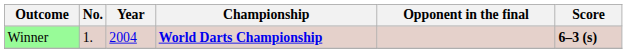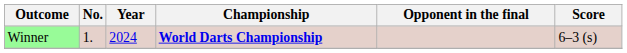(123, 37) 2004 -> (123, 37) 2024
(578, 37) bold -> (578, 37) normal
